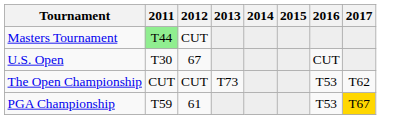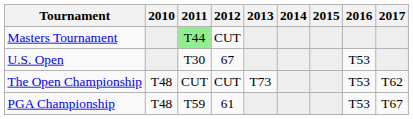+ column: (162, 15)
(326, 59) CUT -> (359, 59) T53
(359, 103) gold background -> (392, 103) no background
